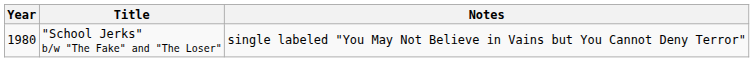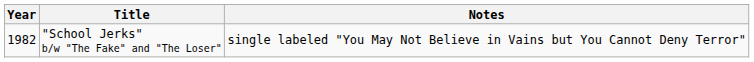(22, 41) 1980 -> (22, 41) 1982
